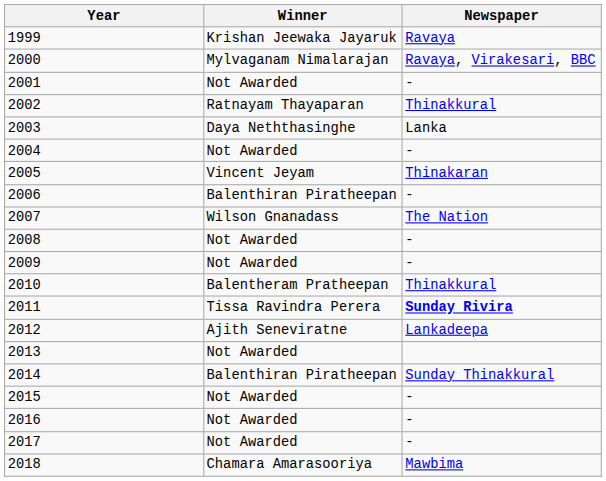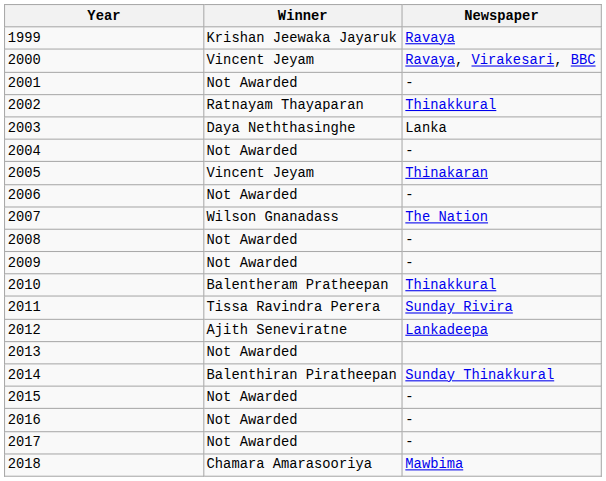(298, 61) Mylvaganam Nimalarajan -> (260, 61) Vincent Jeyam
(302, 195) Balenthiran Piratheepan -> (252, 195) Not Awarded
(459, 308) bold -> (459, 308) normal
